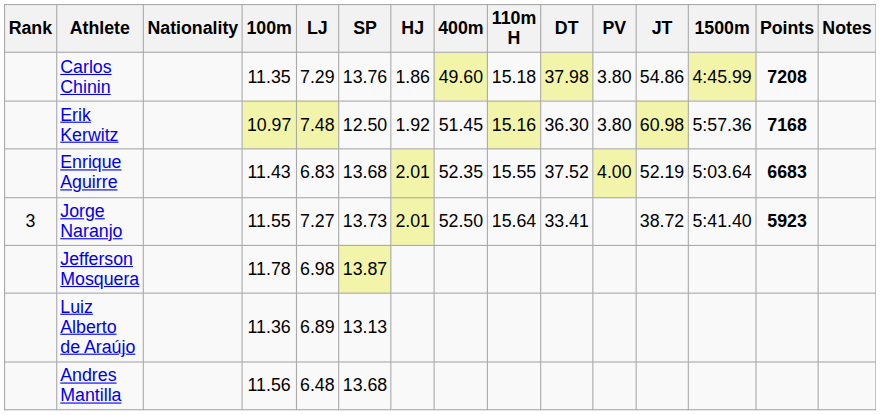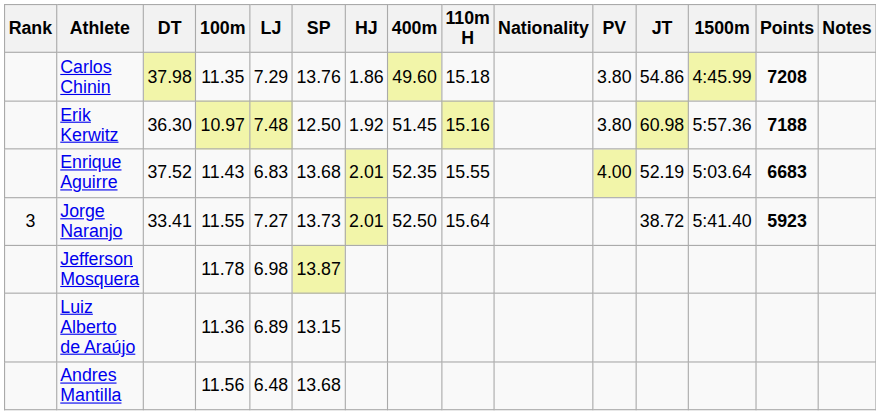columns swapped: (193, 28) <-> (567, 28)
(787, 124) 7168 -> (787, 124) 7188
(365, 327) 13.13 -> (319, 327) 13.15
